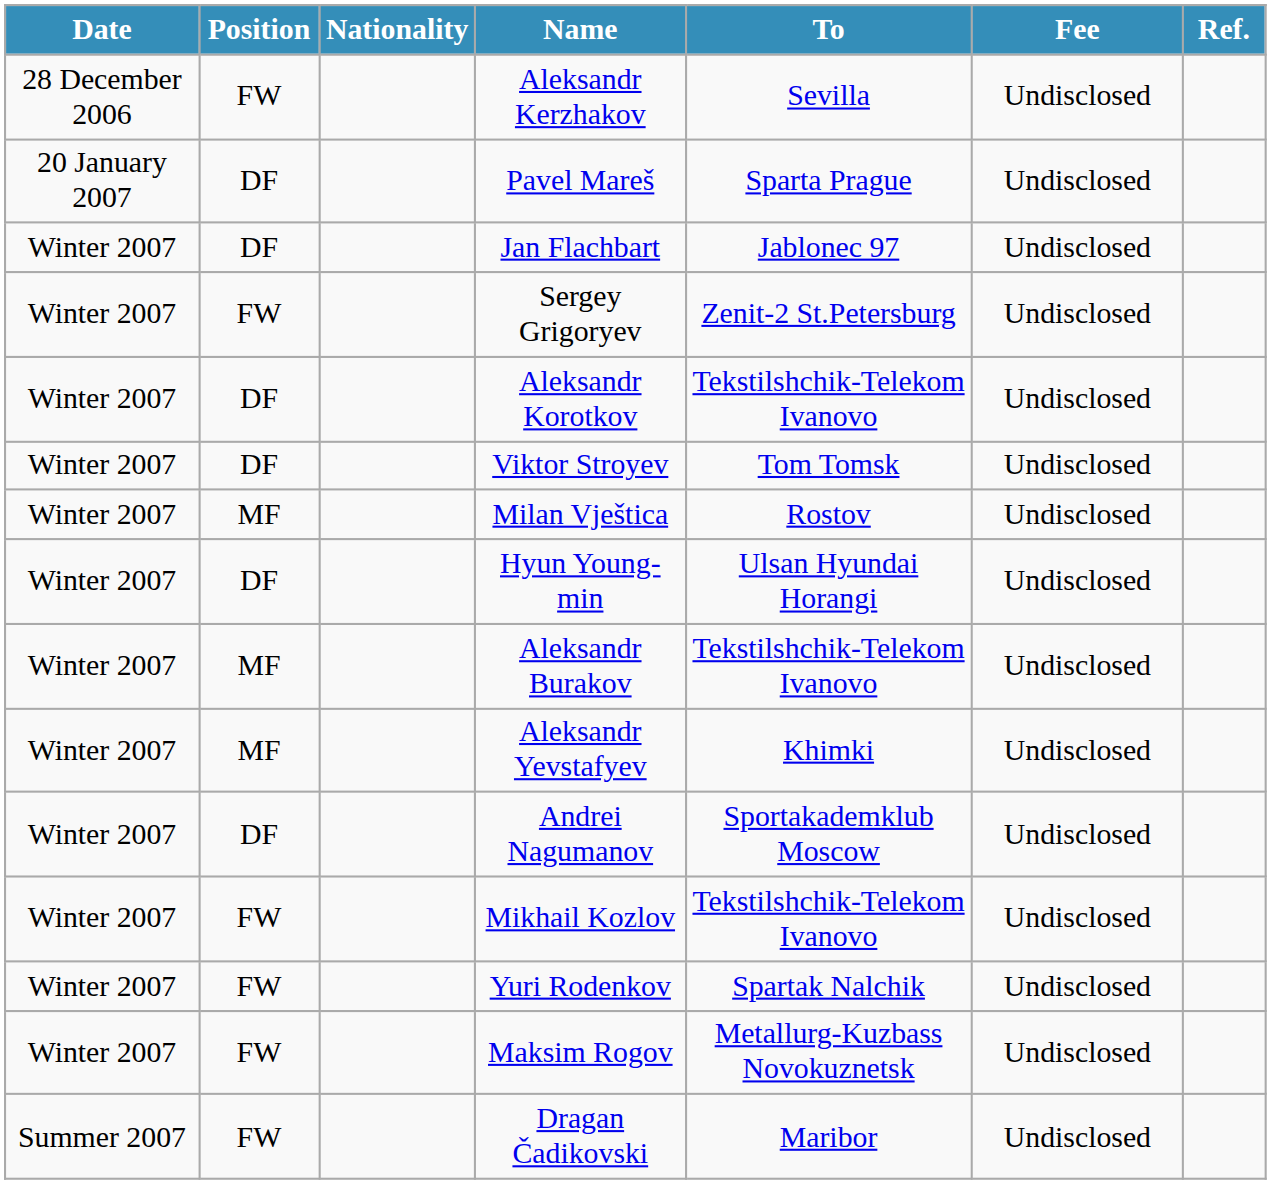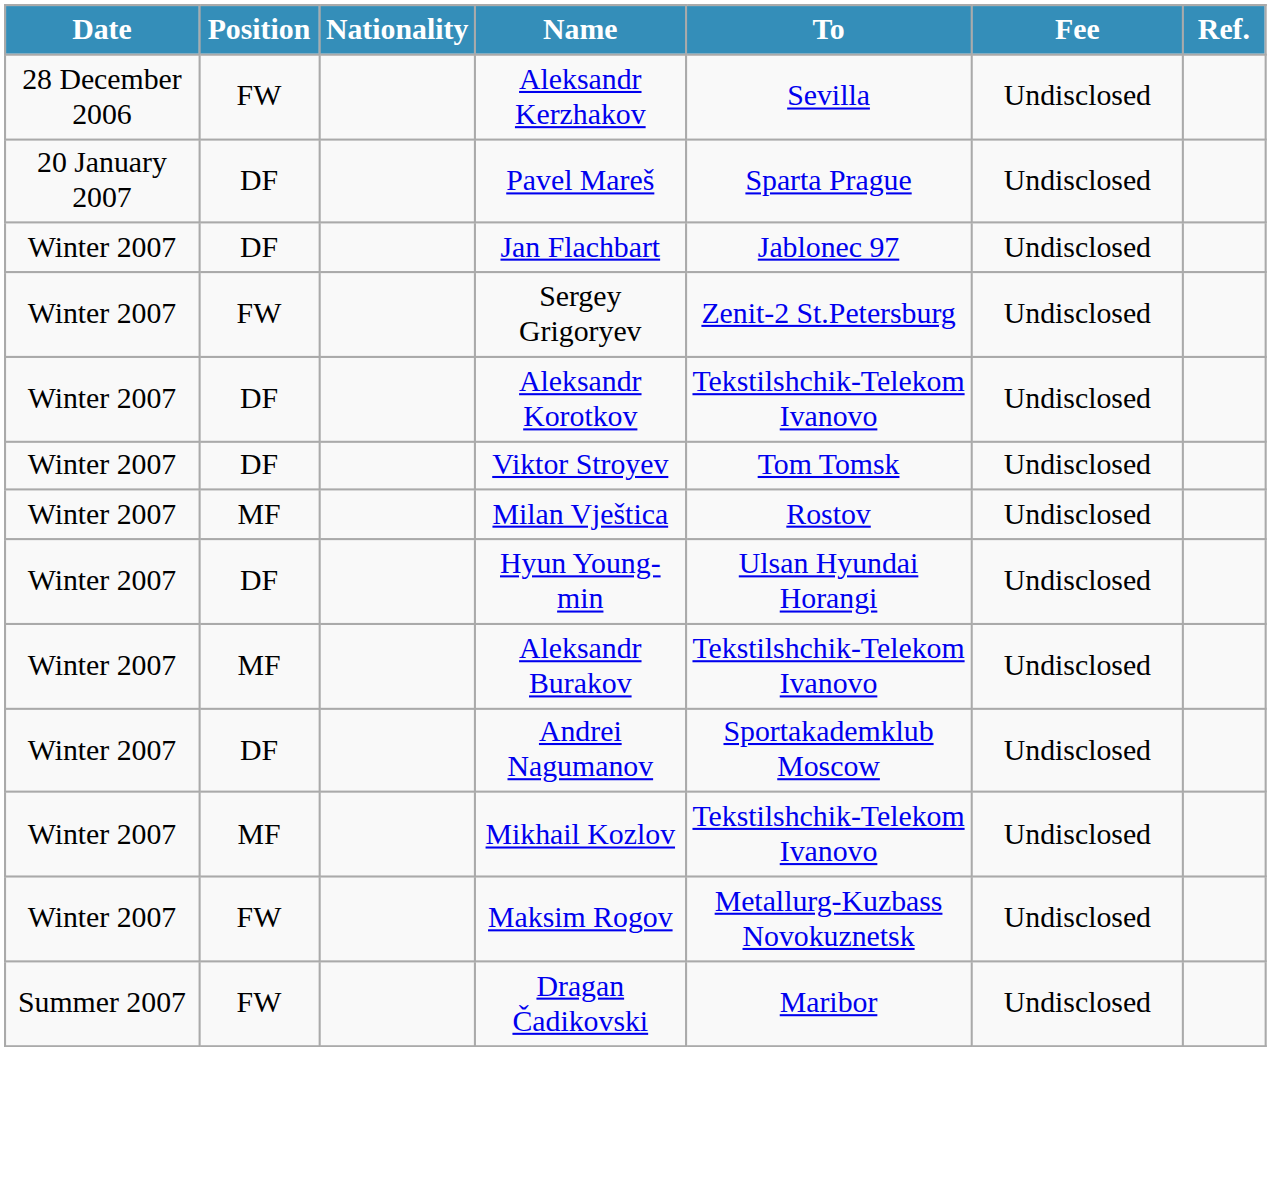- row: (580, 749)
(259, 918) FW -> (259, 834) MF
- row: (580, 985)
